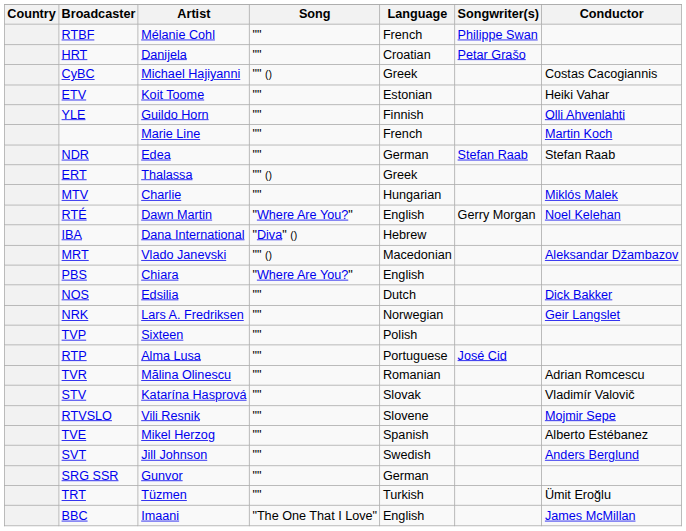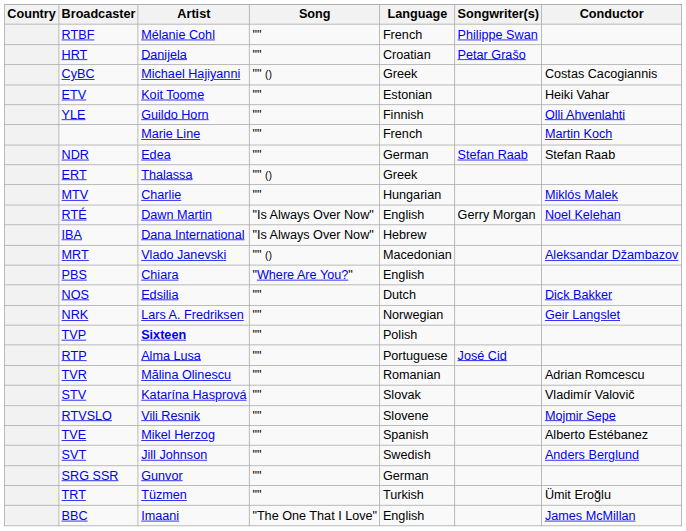(303, 214) "Where Are You?" -> (313, 214) "Is Always Over Now"
(275, 235) "Diva" () -> (313, 235) "Is Always Over Now"
(162, 335) normal -> (164, 335) bold
